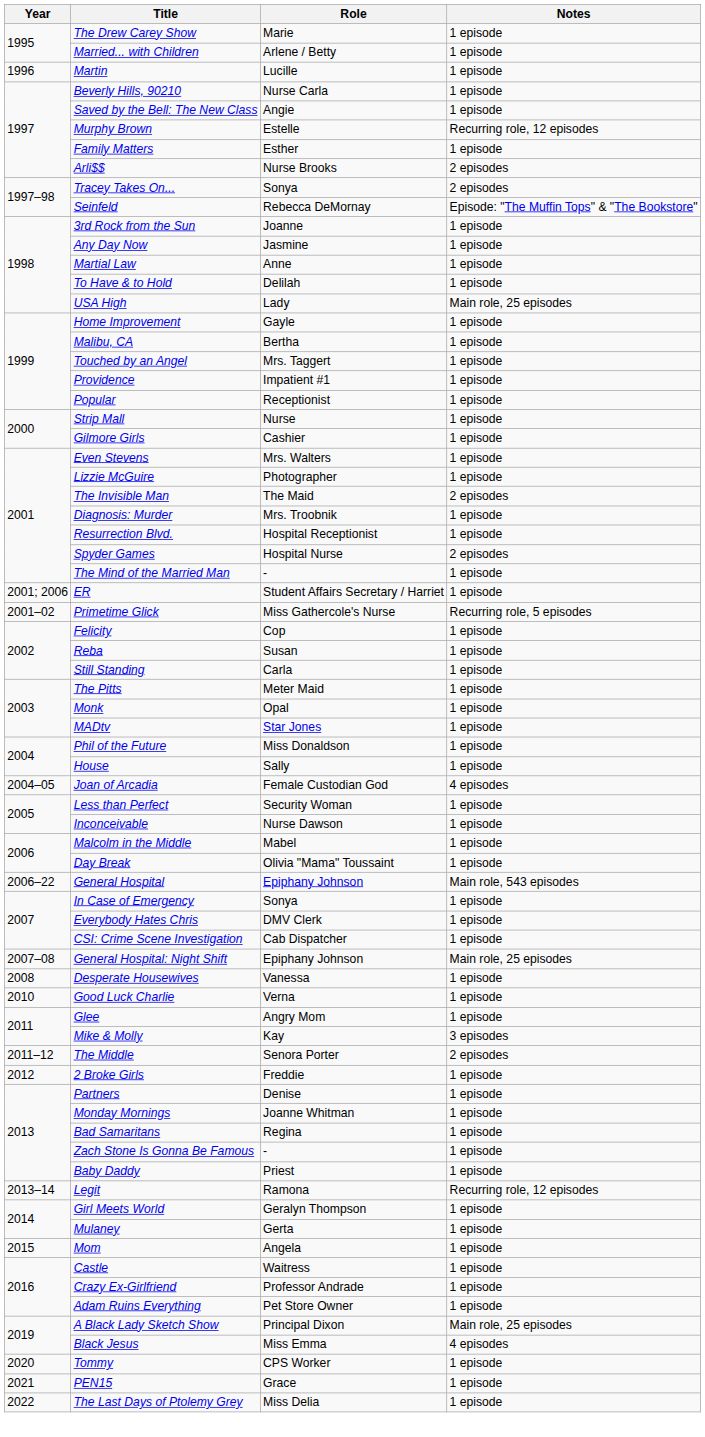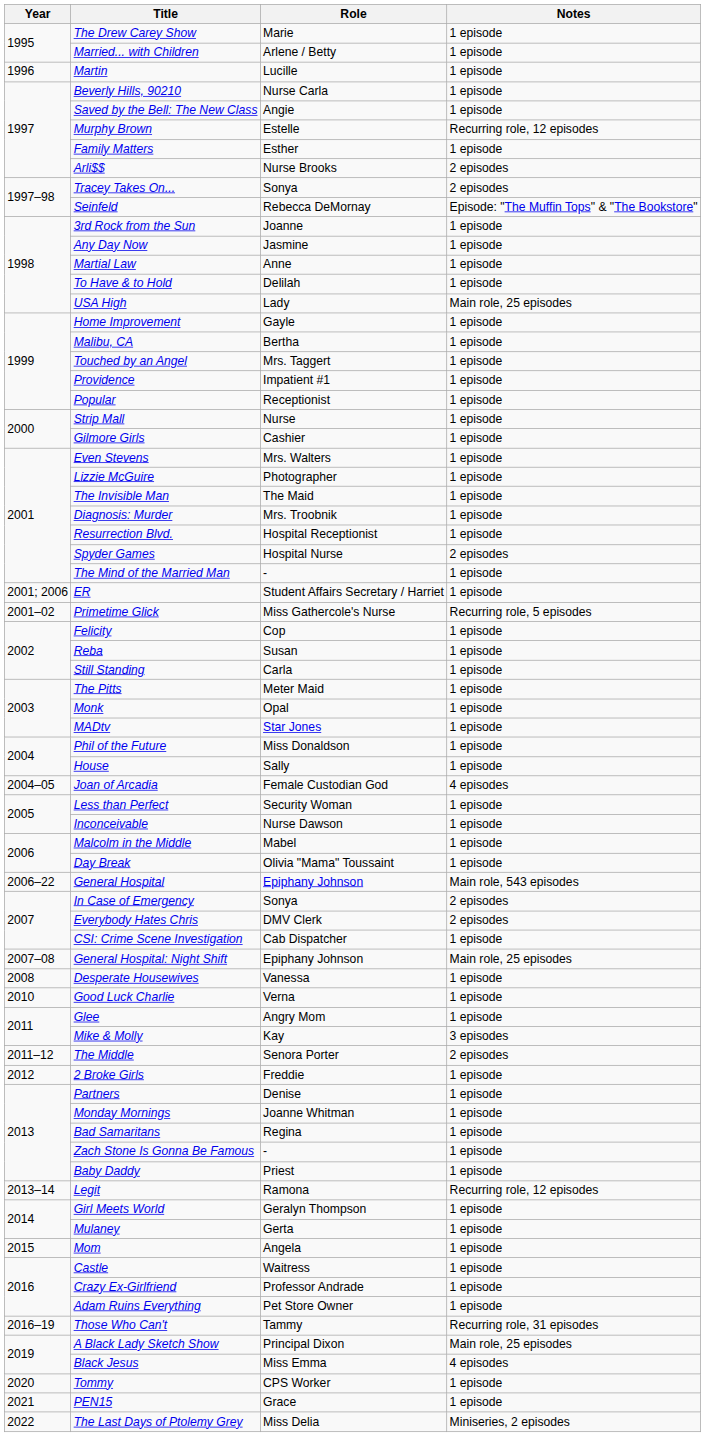(479, 496) 2 episodes -> (476, 496) 1 episode
(476, 901) 1 episode -> (479, 901) 2 episodes
(476, 920) 1 episode -> (479, 920) 2 episodes
+ row: (120, 1325)
(476, 1402) 1 episode -> (510, 1421) Miniseries, 2 episodes
